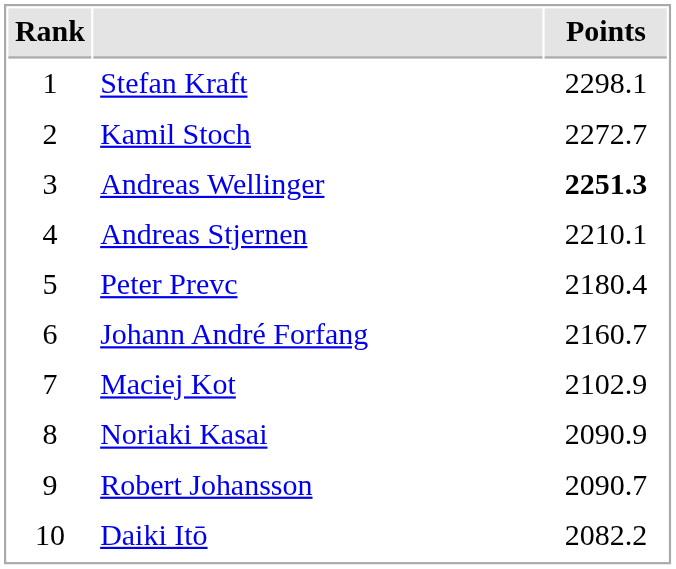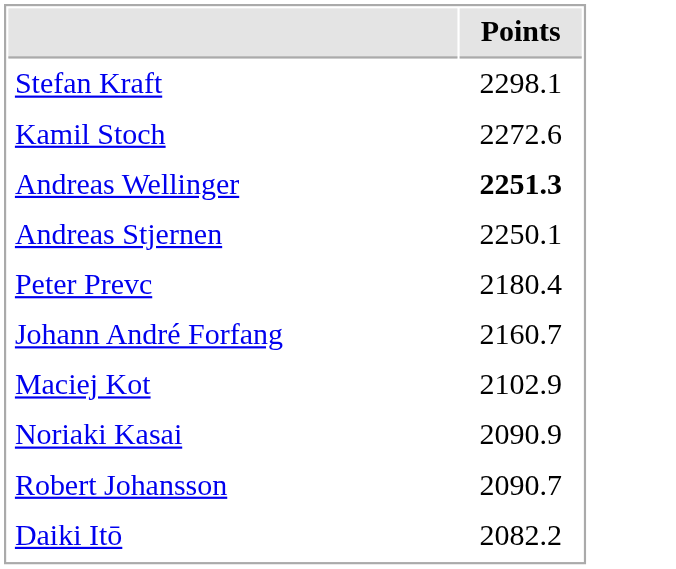- column: (50, 31)
(606, 134) 2272.7 -> (521, 134) 2272.6
(606, 234) 2210.1 -> (521, 234) 2250.1
